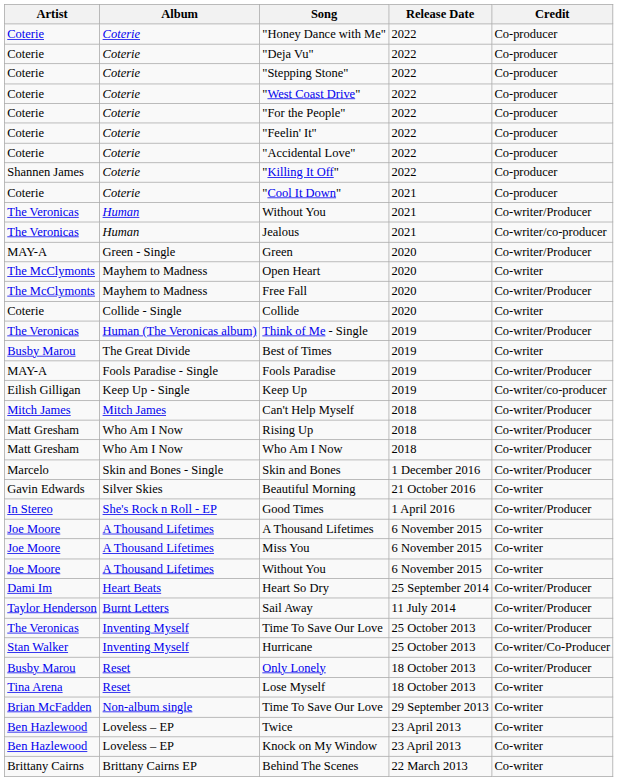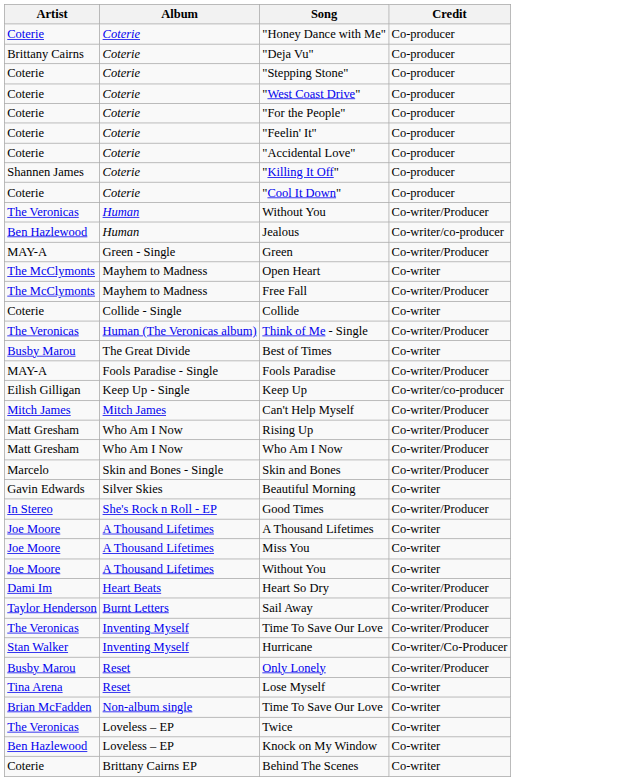- column: (440, 14)
(26, 53) Coterie -> (46, 53) Brittany Cairns
(43, 232) The Veronicas -> (47, 232) Ben Hazlewood
(47, 726) Ben Hazlewood -> (43, 726) The Veronicas
(46, 766) Brittany Cairns -> (26, 766) Coterie
